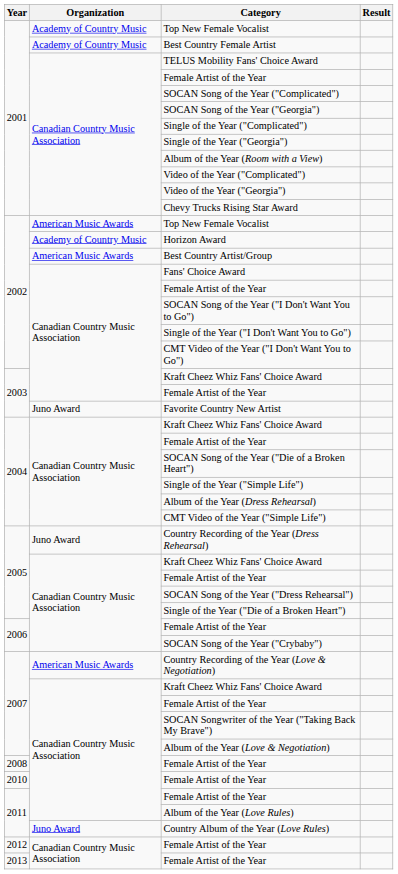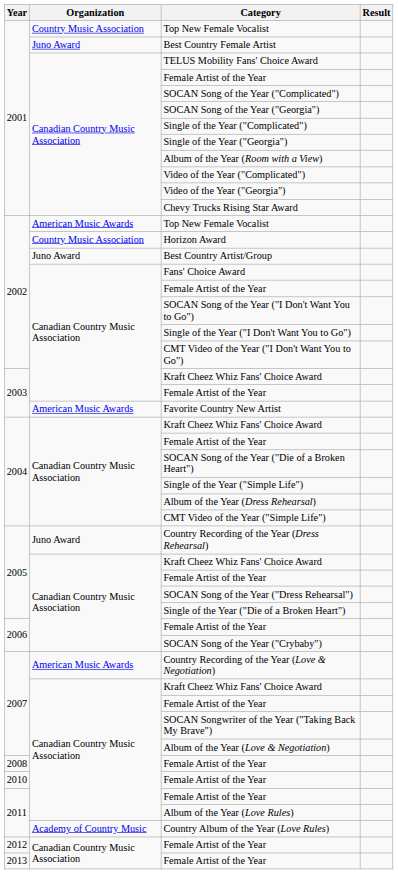(89, 28) Academy of Country Music -> (88, 28) Country Music Association
(89, 45) Academy of Country Music -> (56, 45) Juno Award
(89, 239) Academy of Country Music -> (88, 239) Country Music Association
(83, 256) American Music Awards -> (56, 256) Juno Award
(56, 409) Juno Award -> (83, 409) American Music Awards
(56, 828) Juno Award -> (89, 828) Academy of Country Music
